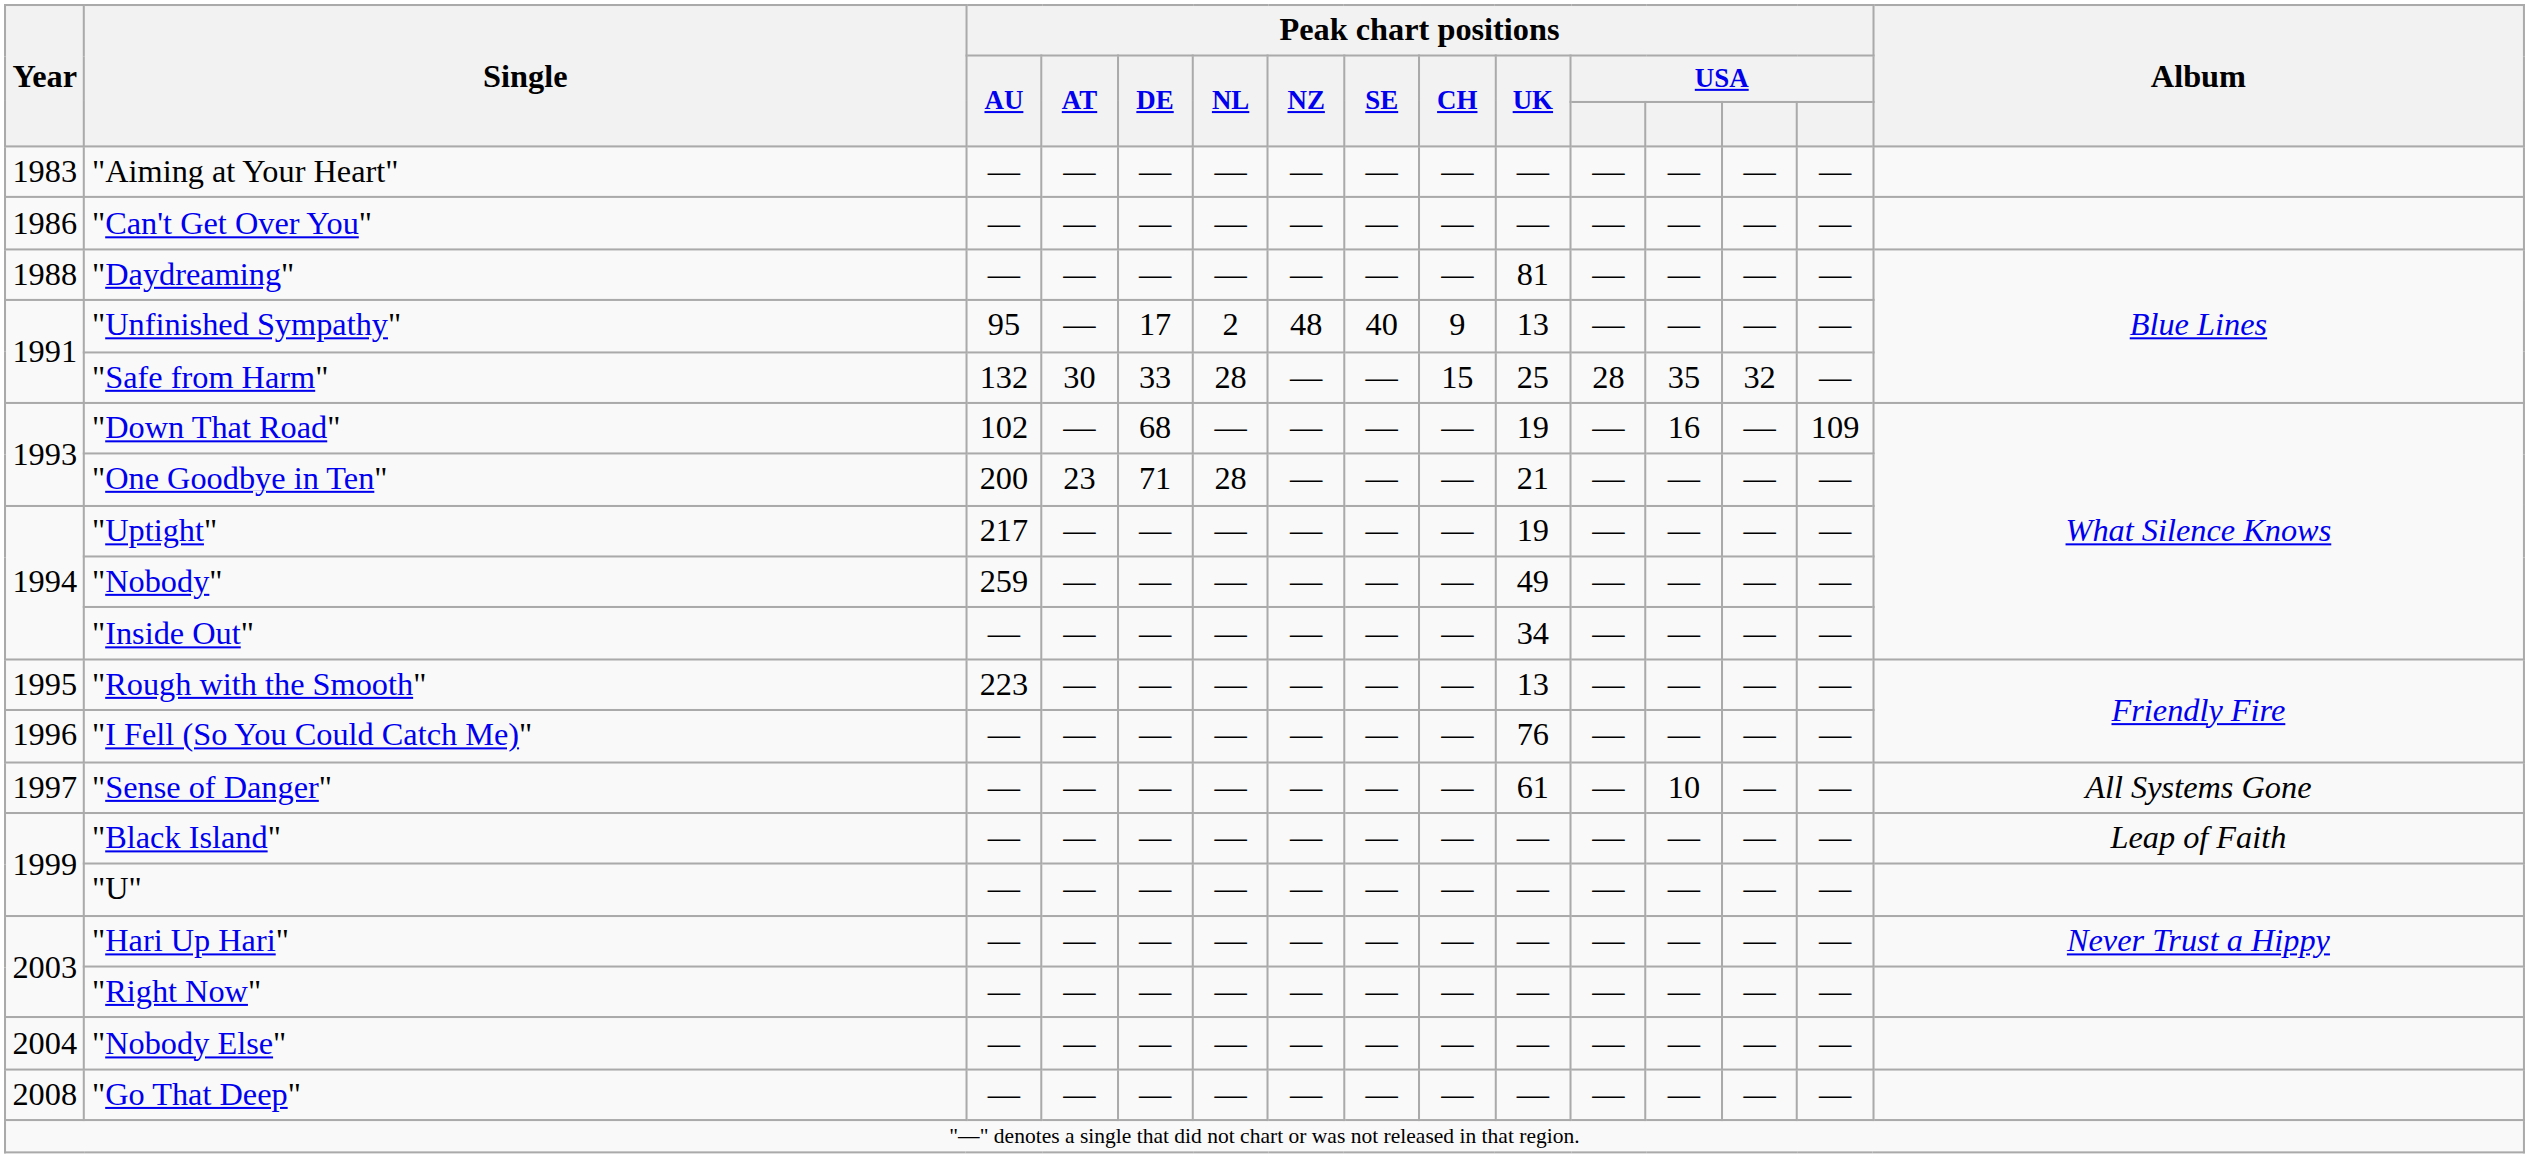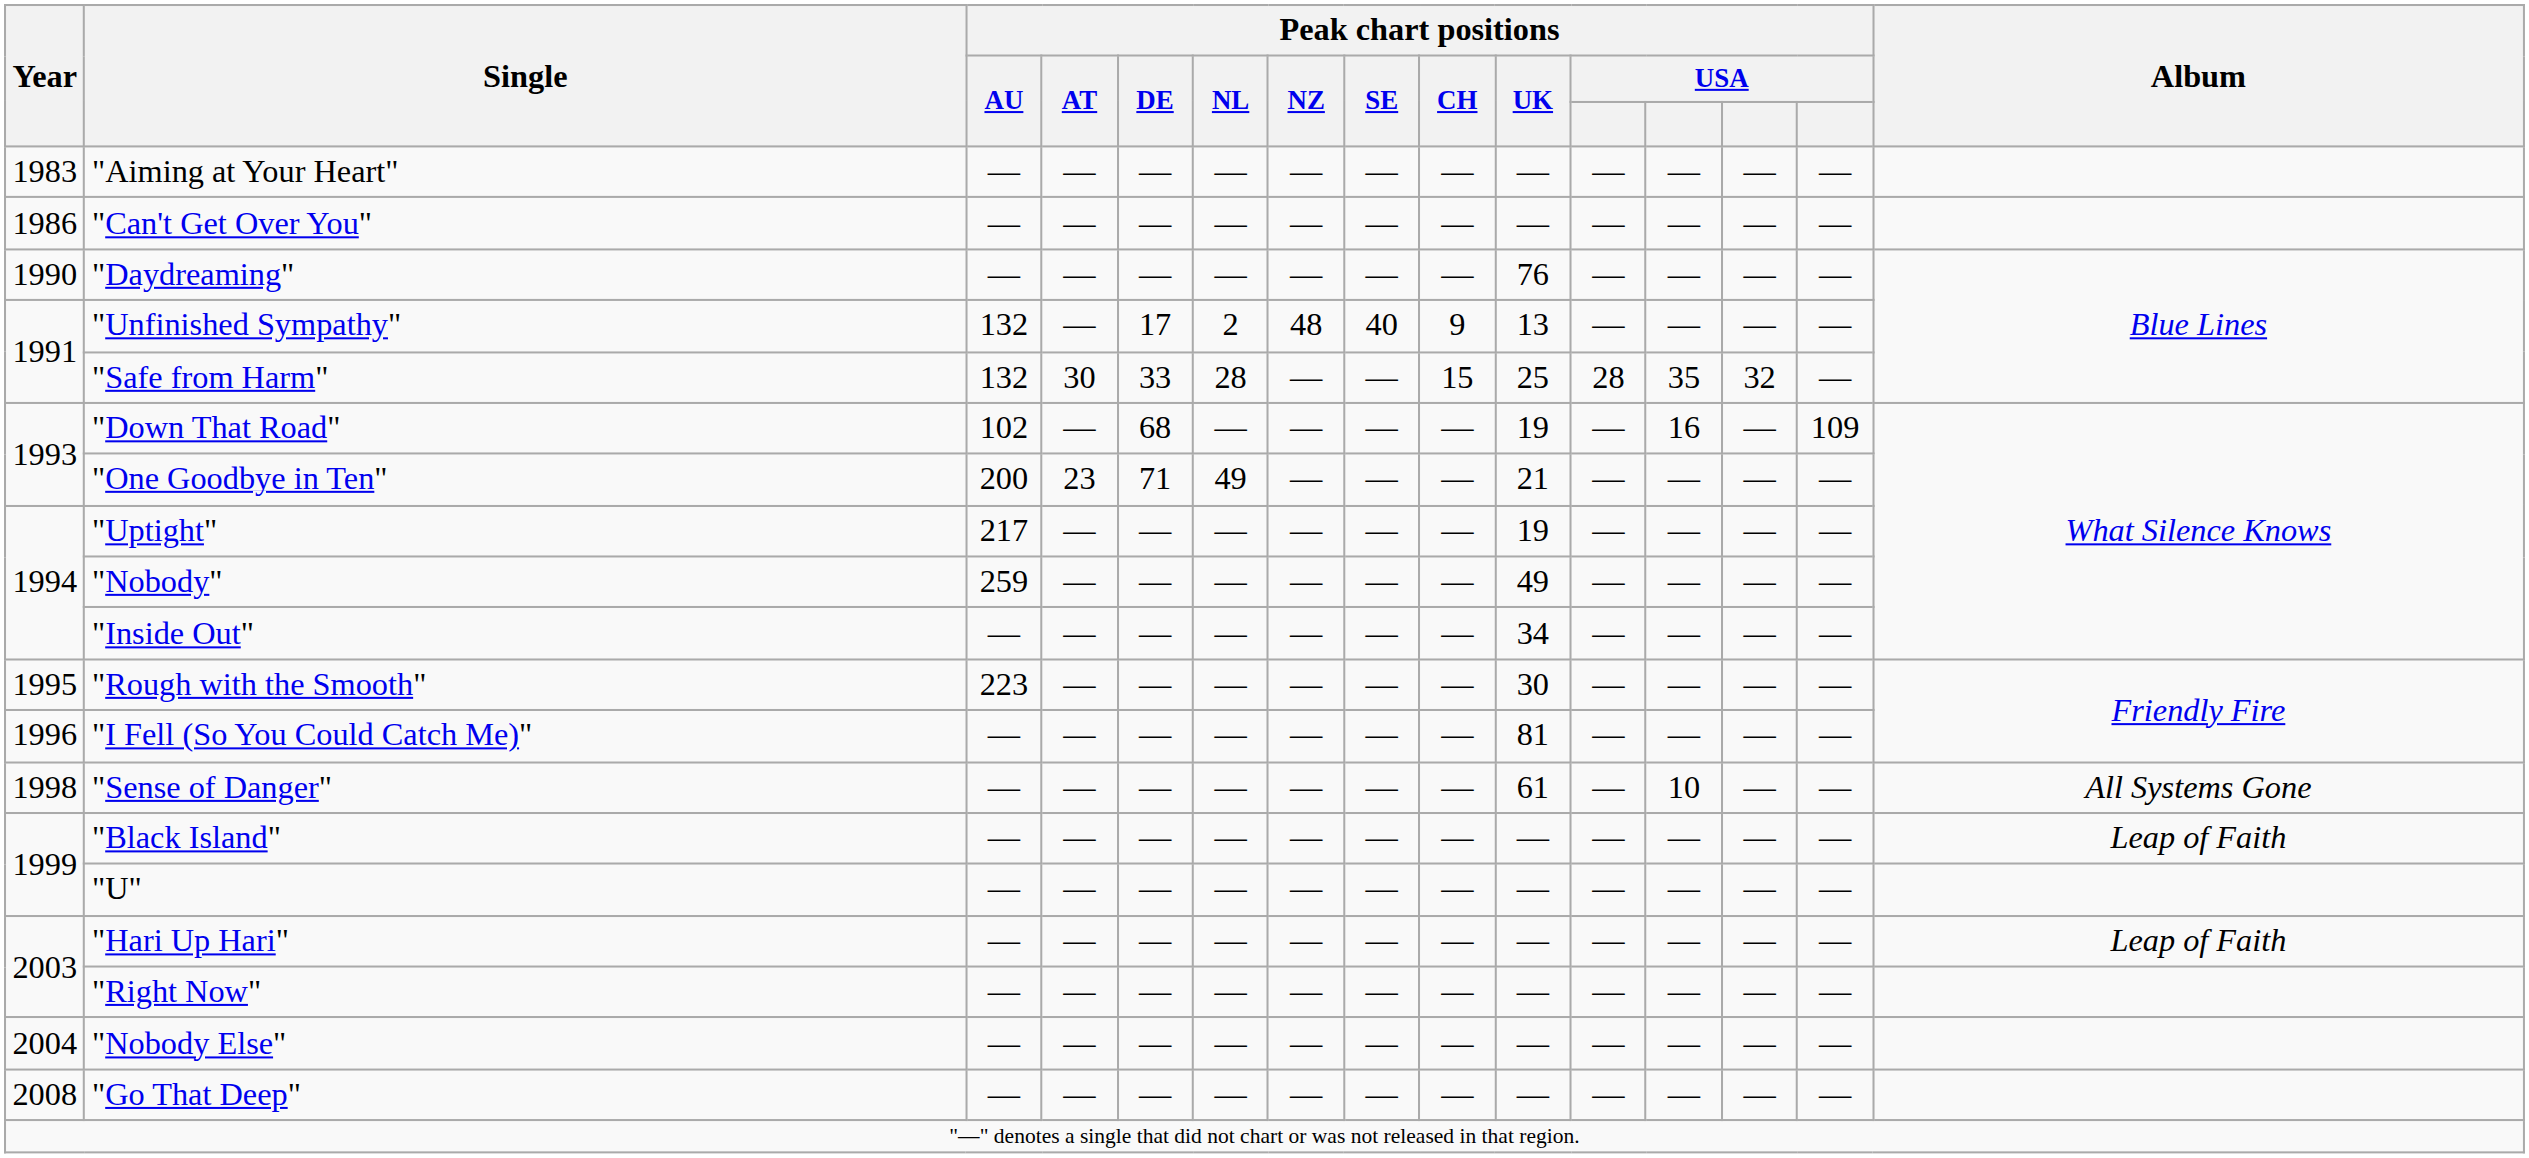(45, 274) 1988 -> (45, 274) 1990
(1533, 274) 81 -> (1533, 274) 76
(1004, 325) 95 -> (1004, 325) 132
(1231, 479) 28 -> (1231, 479) 49
(1533, 684) 13 -> (1533, 684) 30
(1533, 735) 76 -> (1533, 735) 81
(45, 786) 1997 -> (45, 786) 1998
(2198, 940) Never Trust a Hippy -> (2198, 940) Leap of Faith
